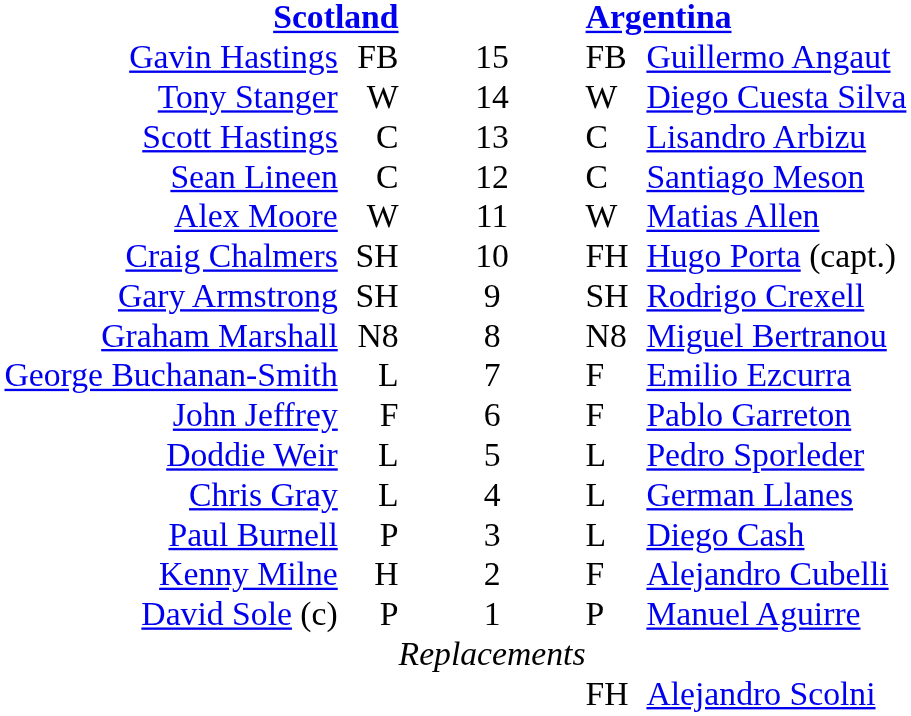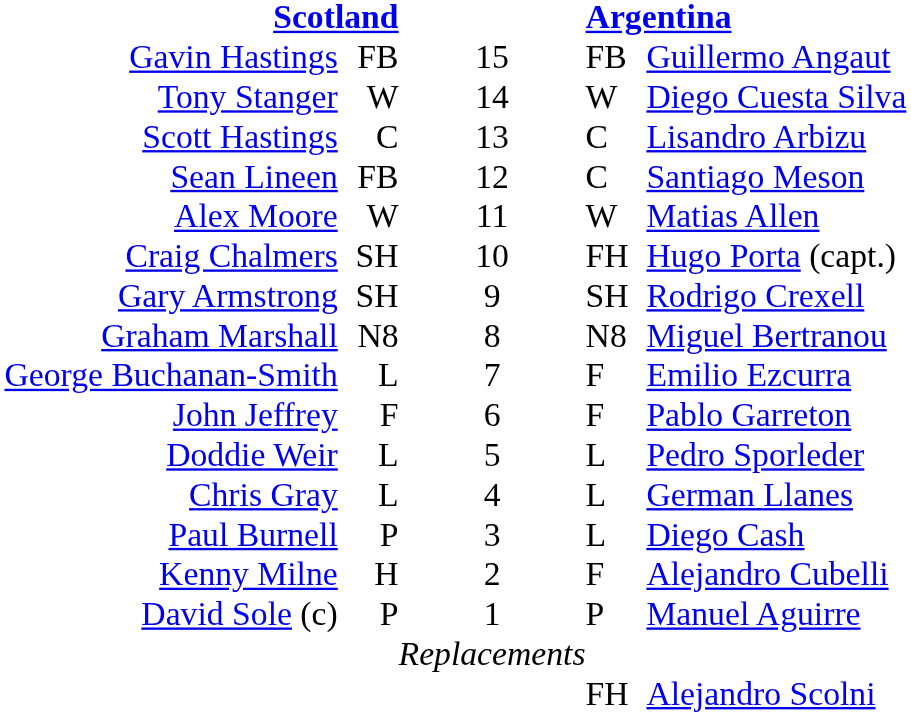(387, 176) C -> (378, 176) FB
